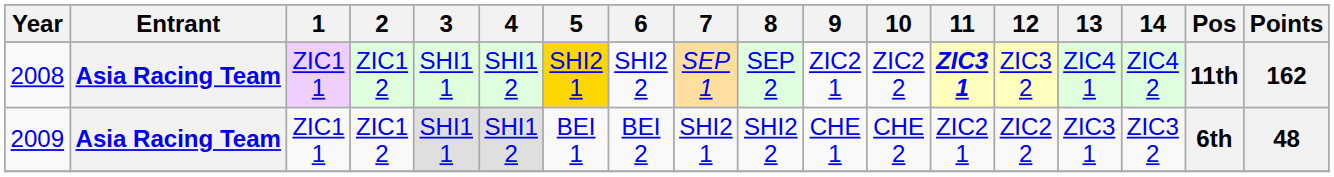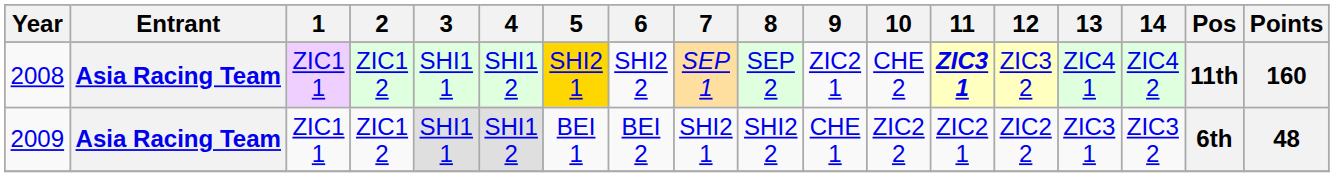(899, 75) ZIC2 2 -> (899, 75) CHE 2
(1287, 75) 162 -> (1287, 75) 160
(899, 139) CHE 2 -> (899, 139) ZIC2 2
